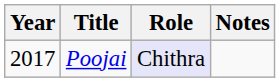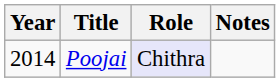(33, 58) 2017 -> (33, 58) 2014
